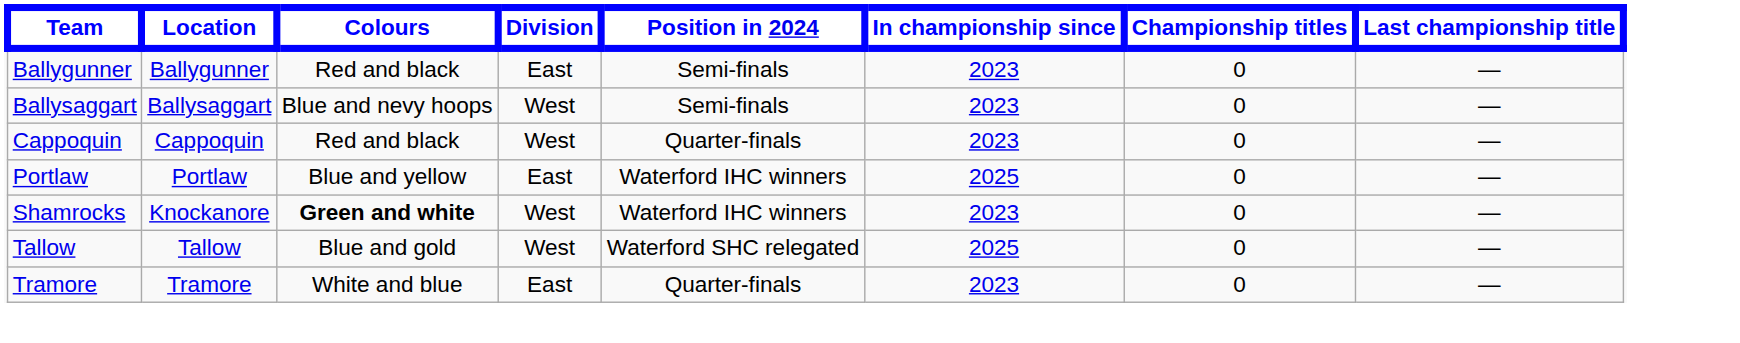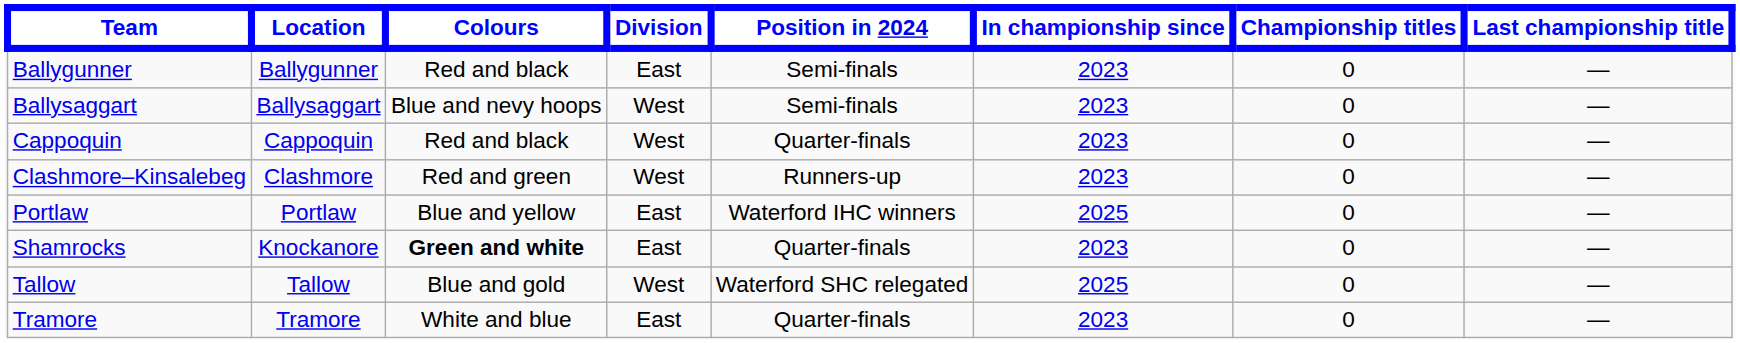+ row: (129, 176)
(550, 212) West -> (659, 248) East
(733, 212) Waterford IHC winners -> (842, 248) Quarter-finals
